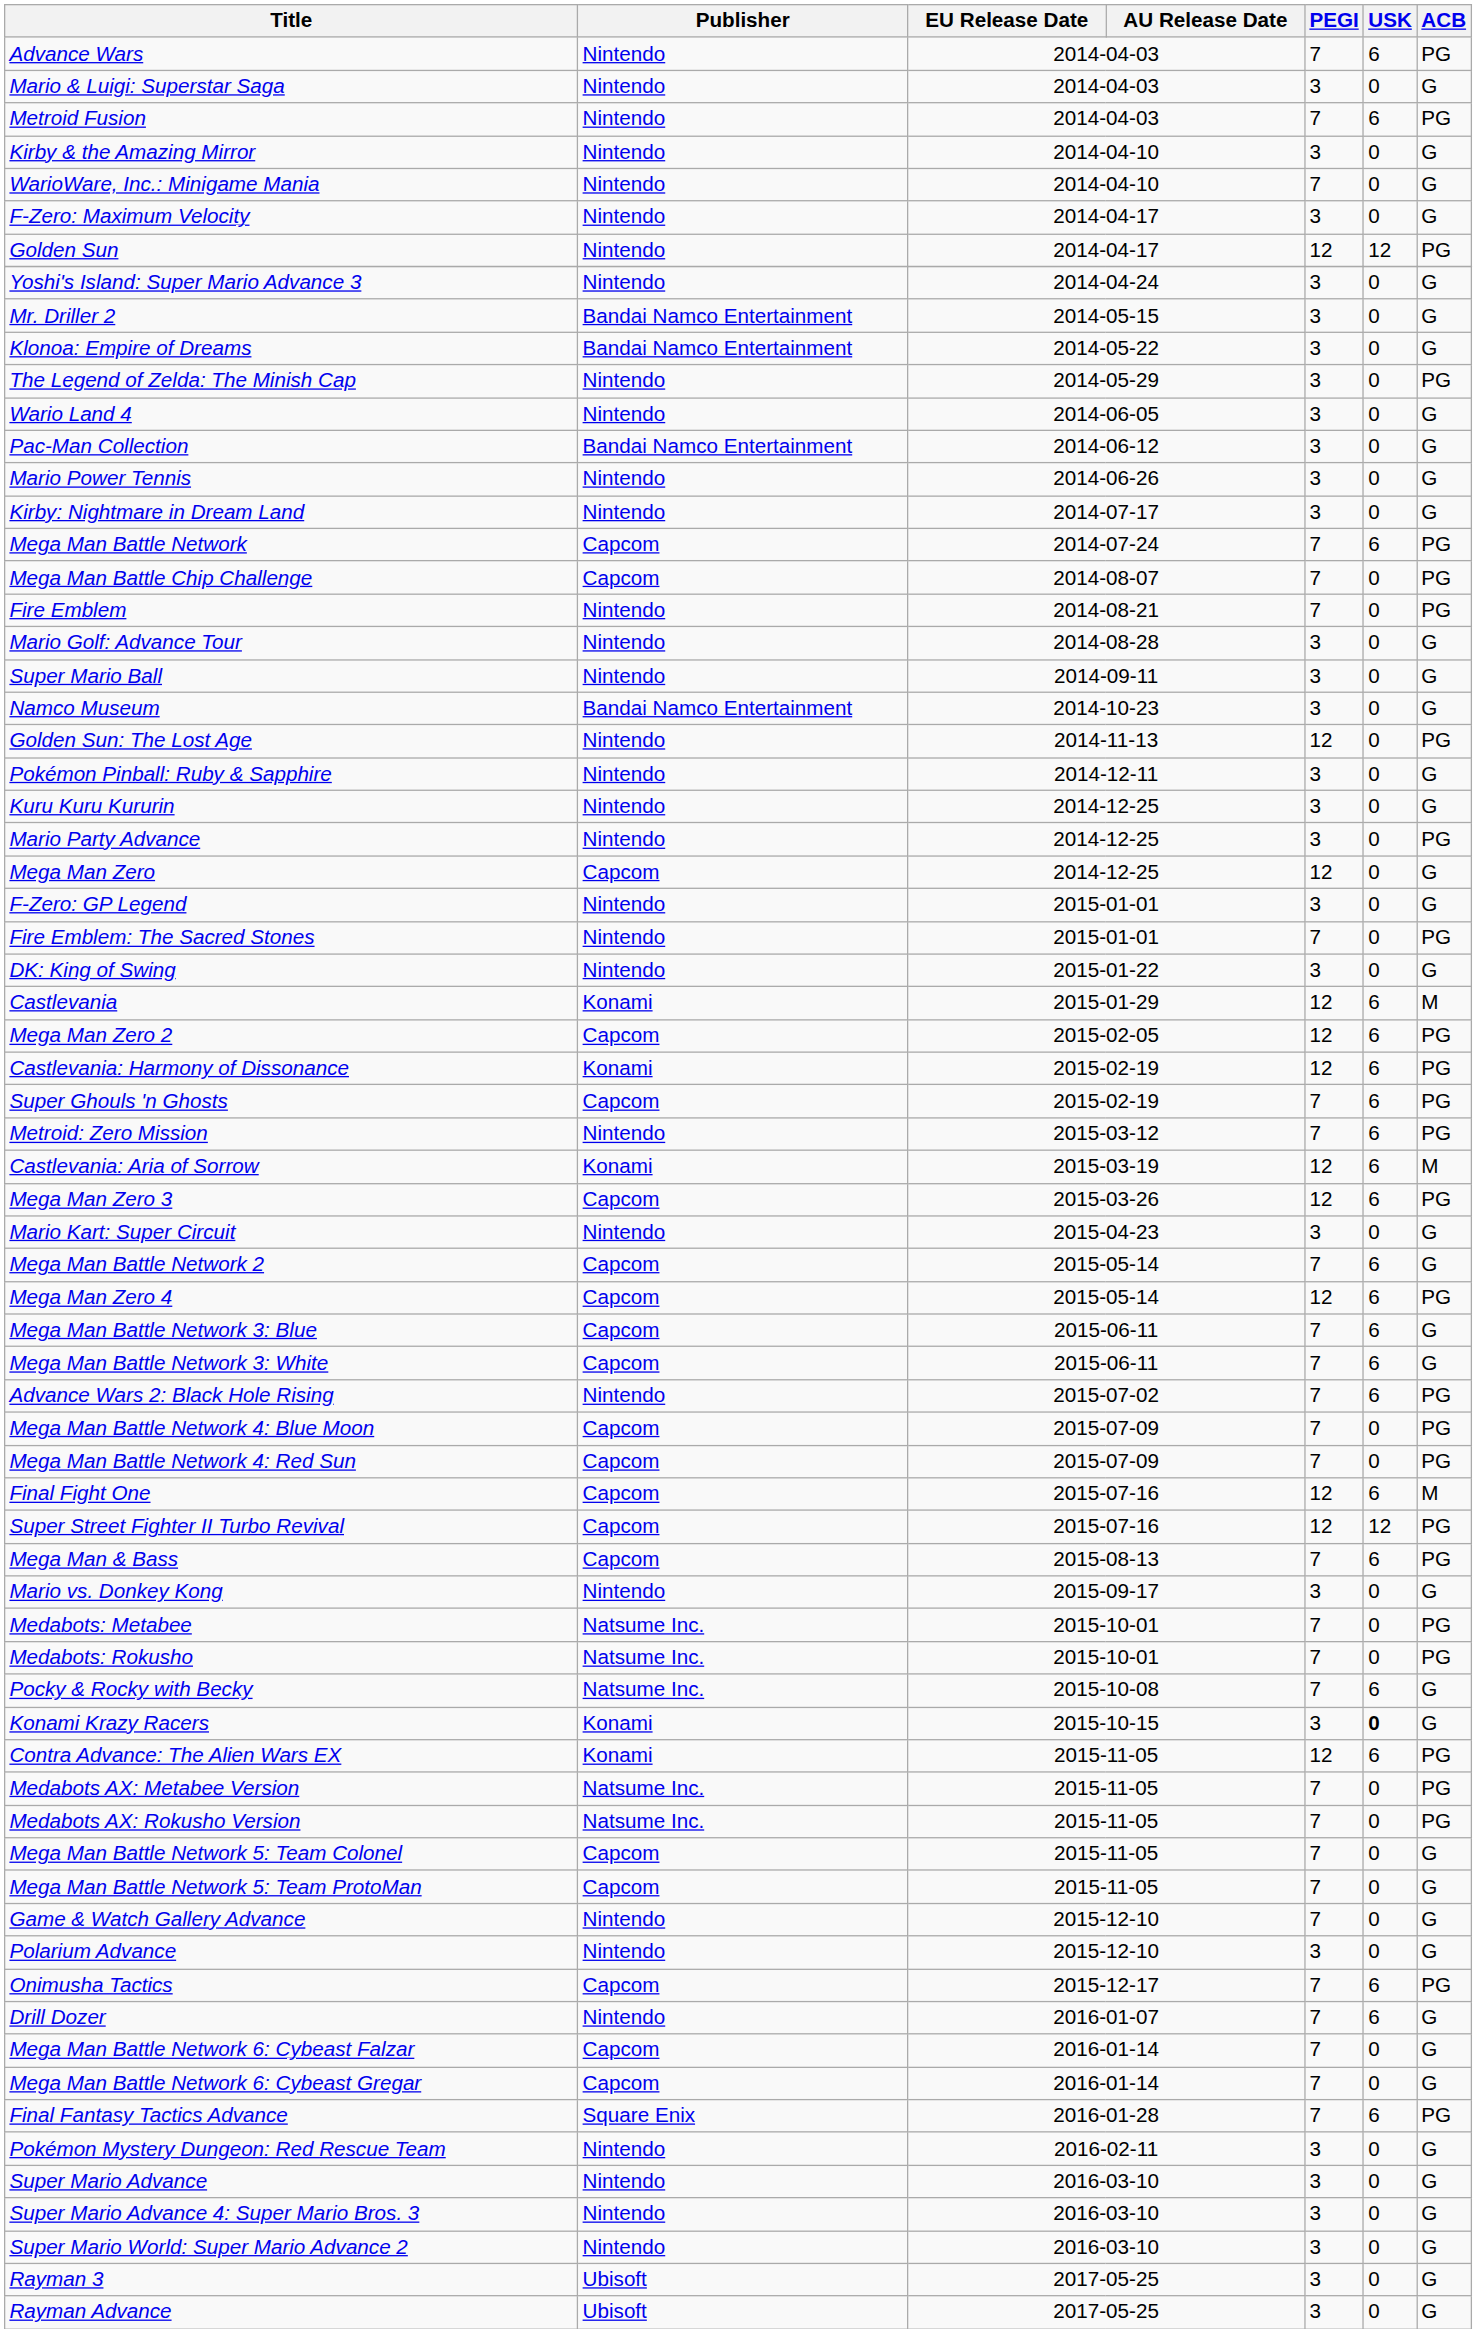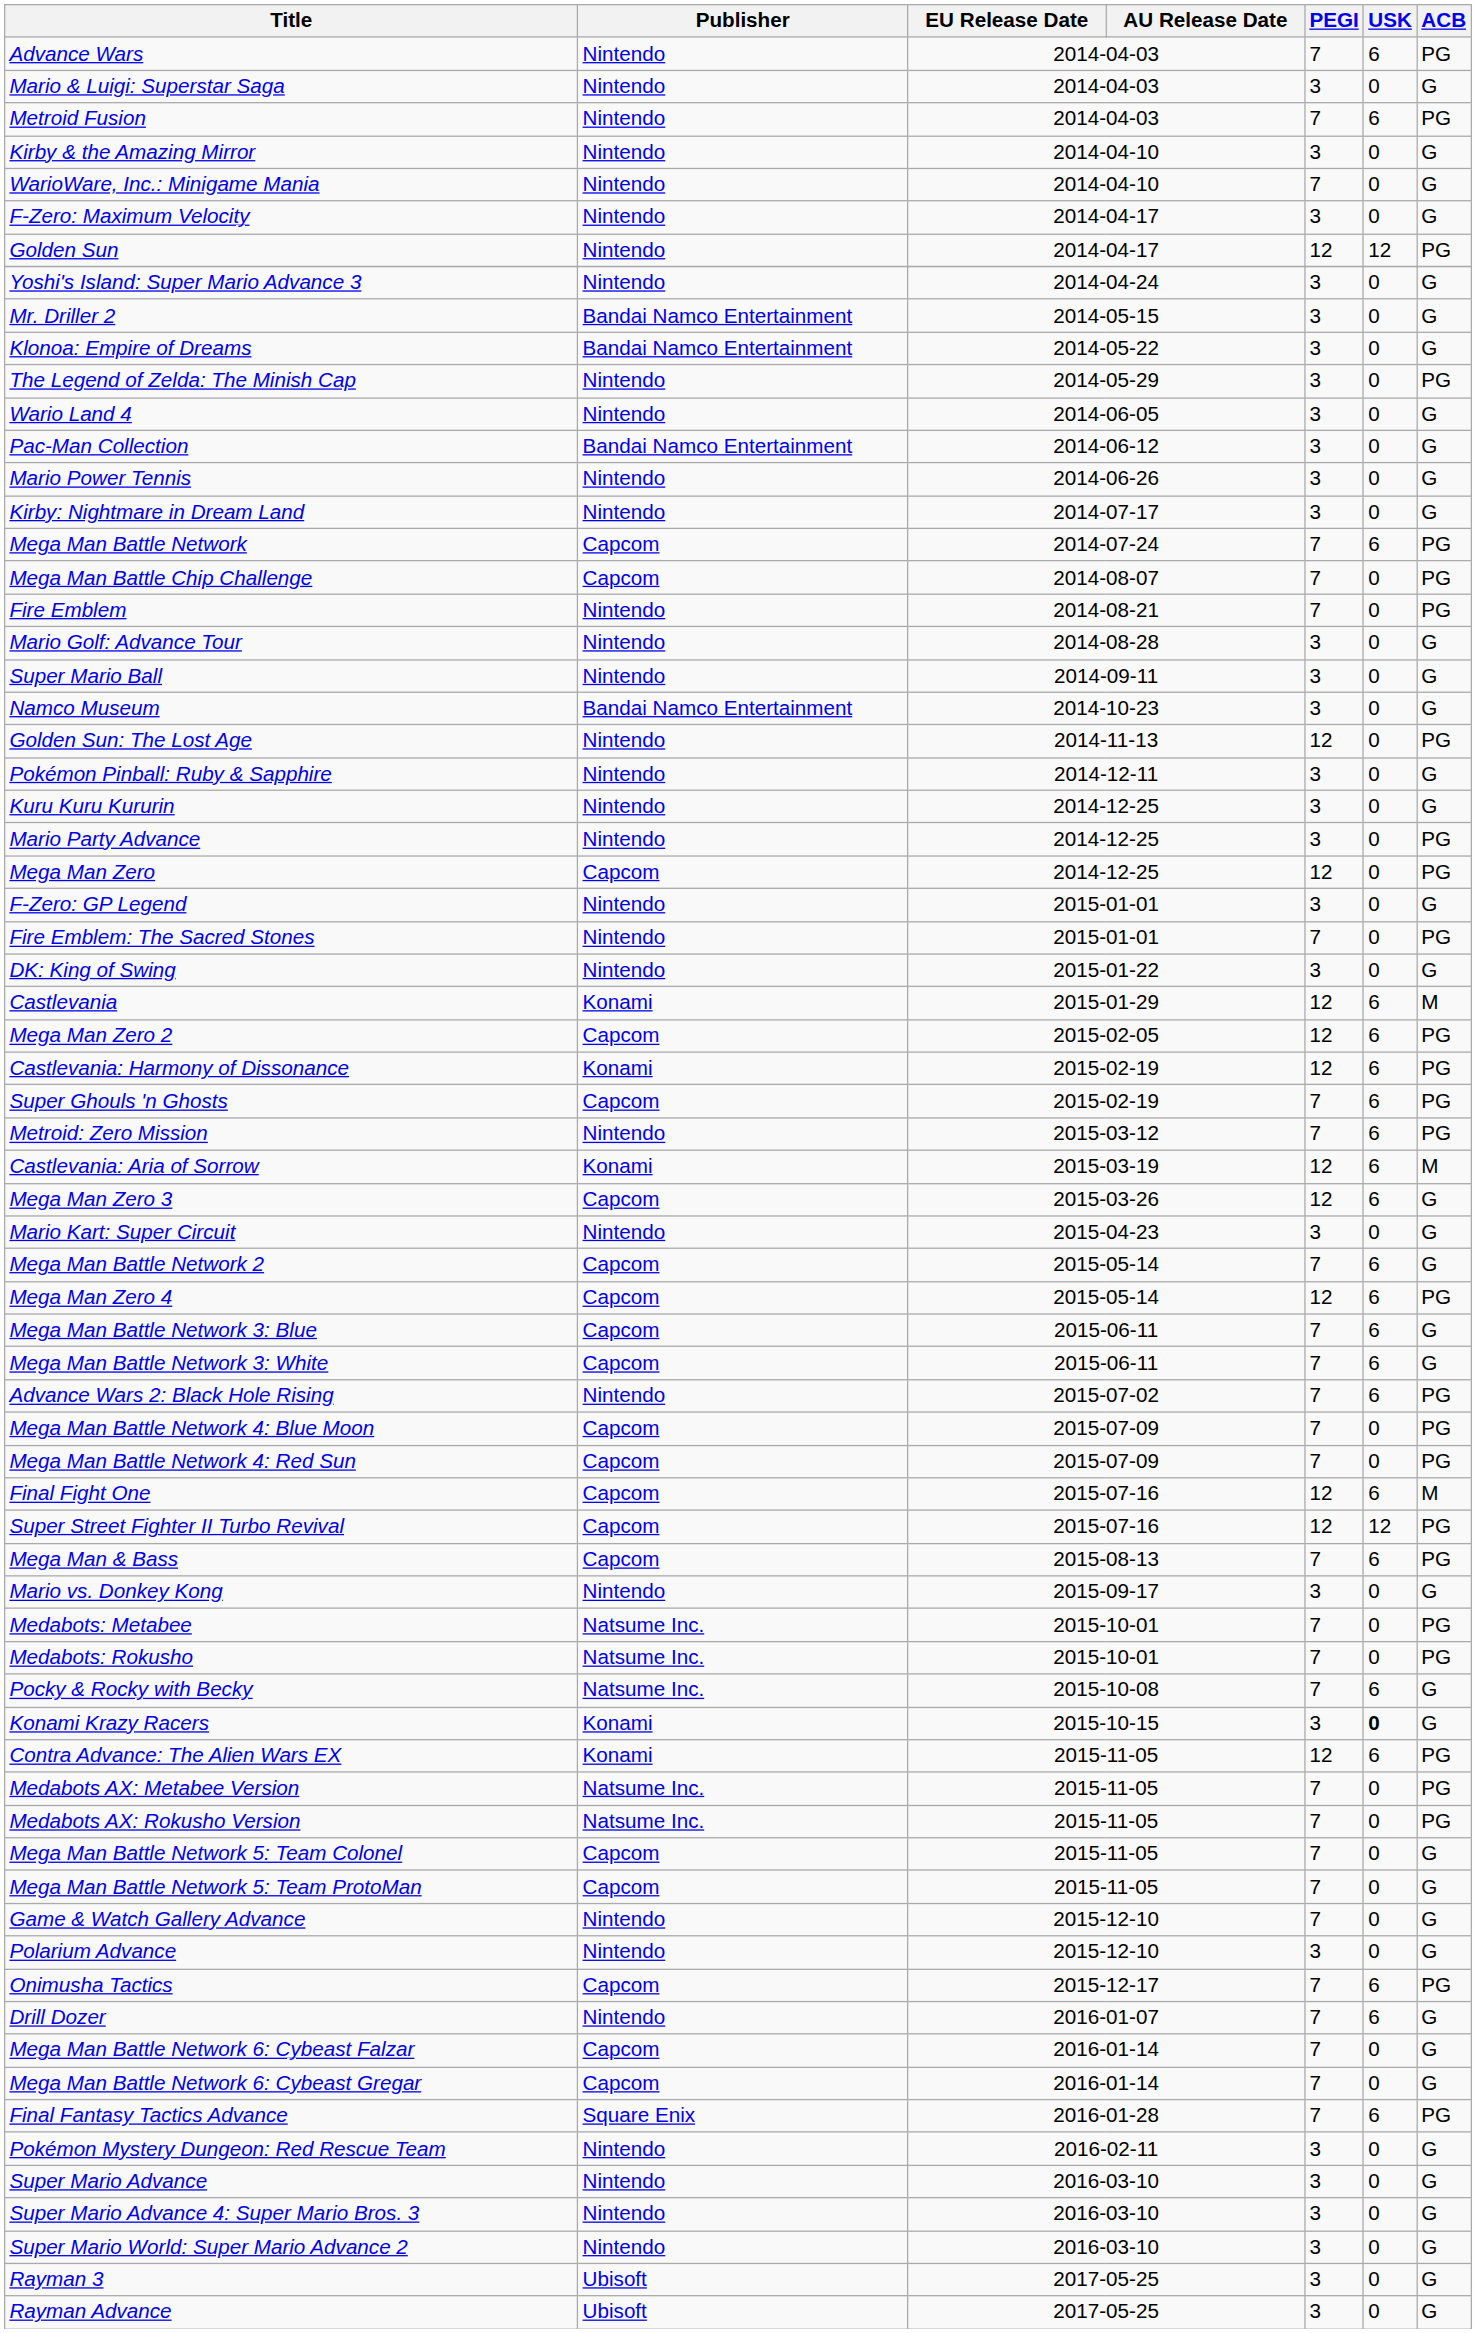(1429, 871) G -> (1436, 871) PG
(1436, 1199) PG -> (1429, 1199) G
